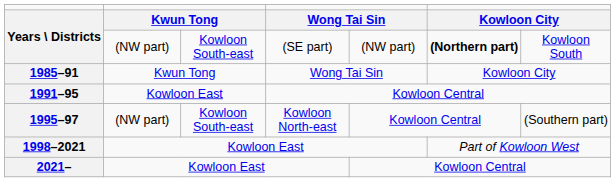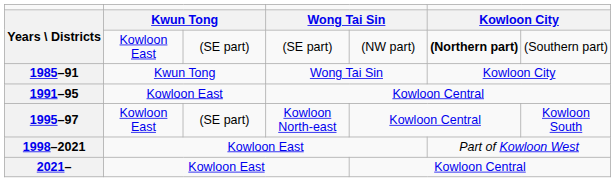(142, 46) (NW part) -> (143, 46) Kowloon East
(223, 46) Kowloon South-east -> (224, 46) (SE part)
(566, 46) Kowloon South -> (566, 46) (Southern part)
(142, 120) (NW part) -> (143, 120) Kowloon East
(223, 120) Kowloon South-east -> (224, 120) (SE part)
(566, 120) (Southern part) -> (566, 120) Kowloon South
